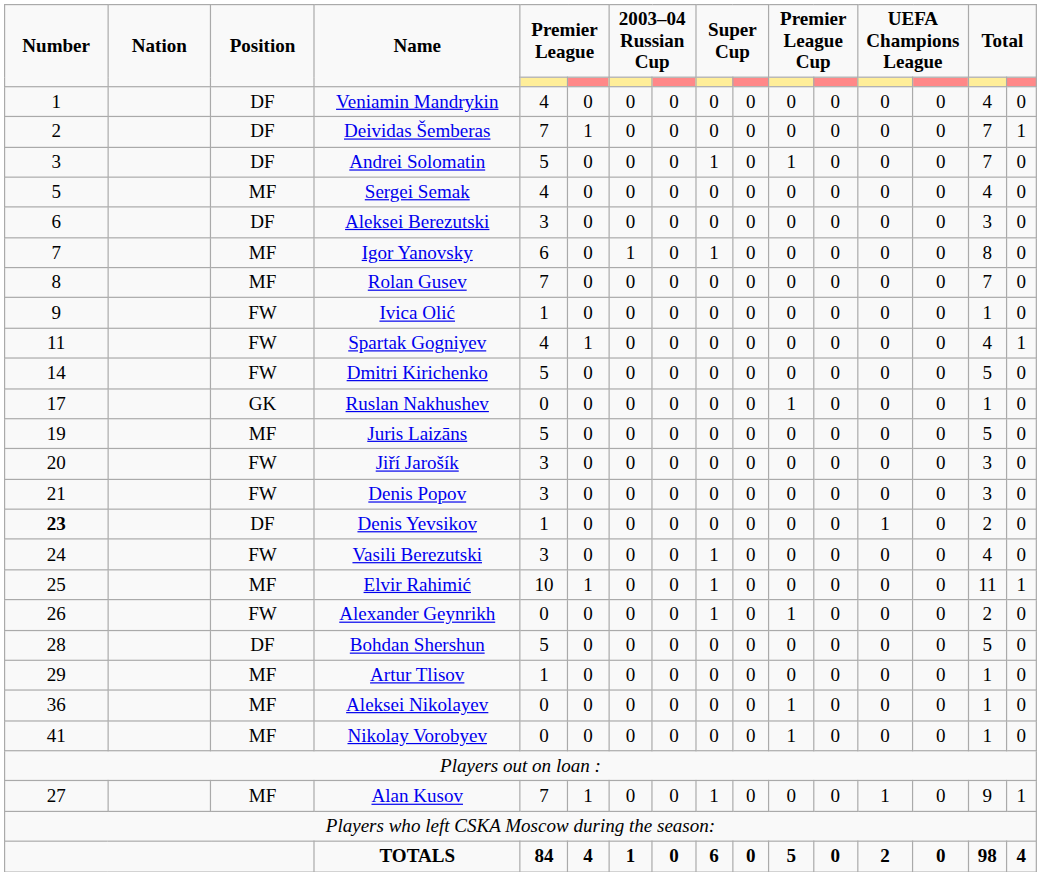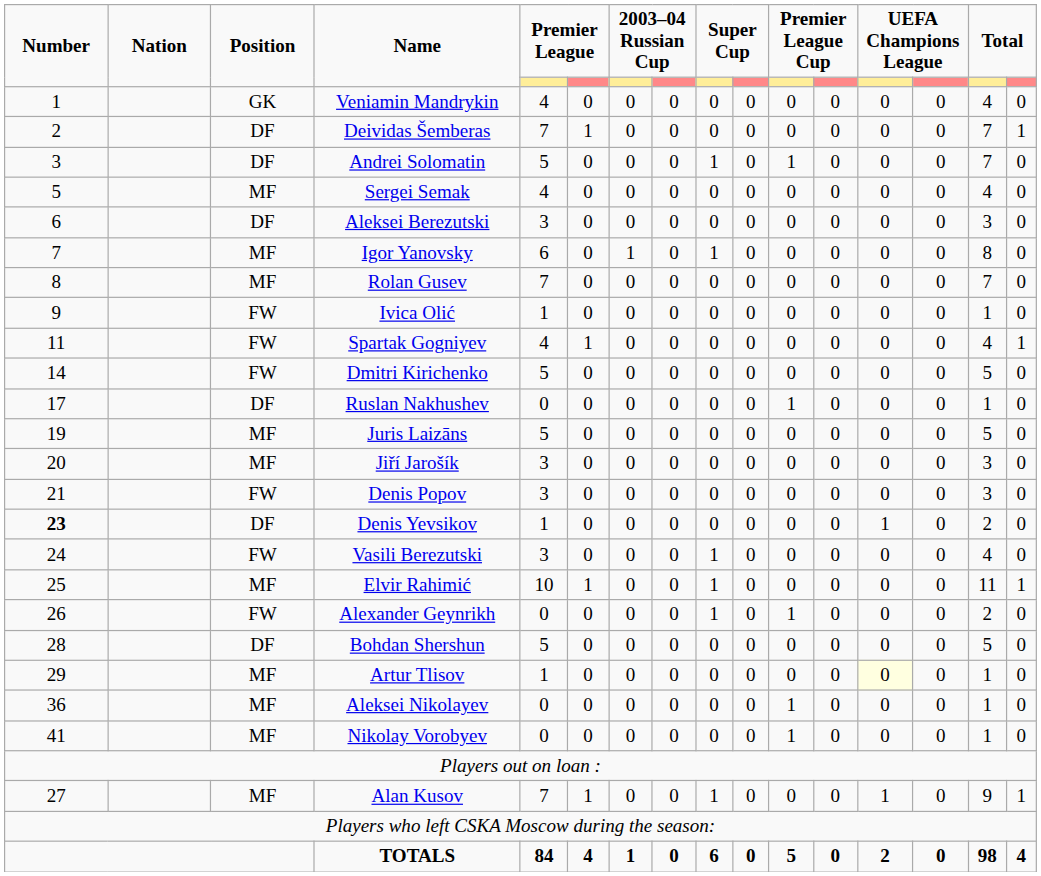(262, 101) DF -> (262, 101) GK
(262, 403) GK -> (262, 403) DF
(262, 463) FW -> (262, 463) MF
(885, 675) no background -> (885, 675) lightyellow background
